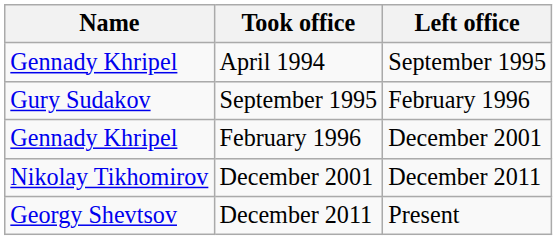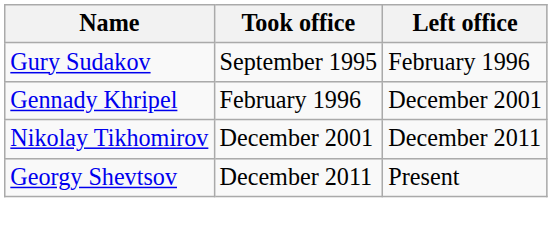- row: (272, 61)
